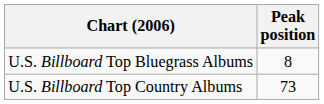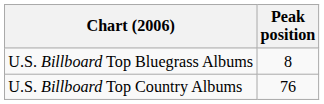(288, 86) 73 -> (288, 86) 76
